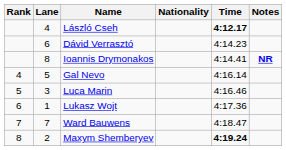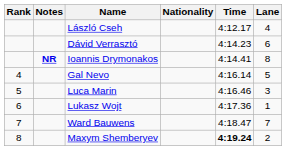columns swapped: (47, 12) <-> (265, 12)
(230, 28) bold -> (235, 28) normal
